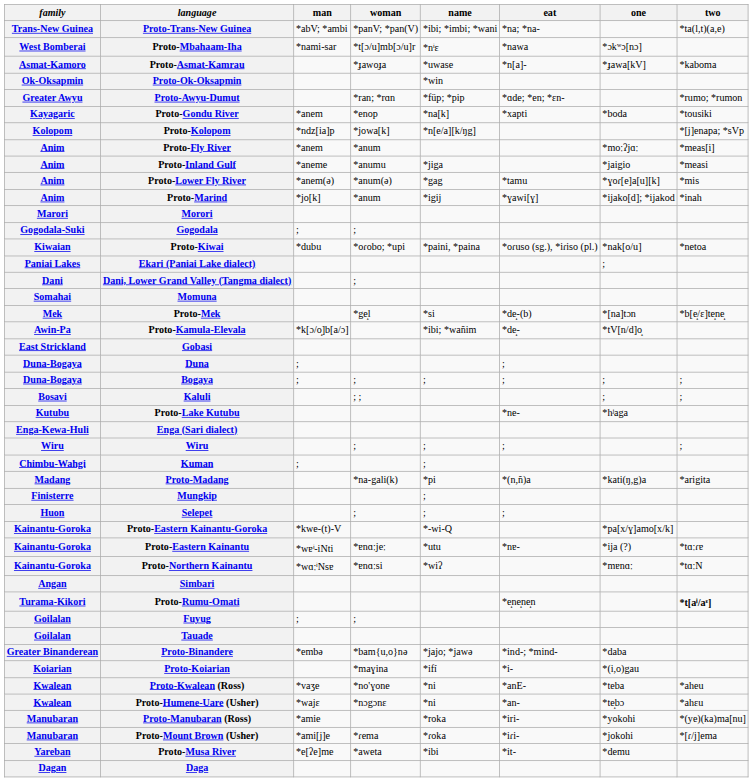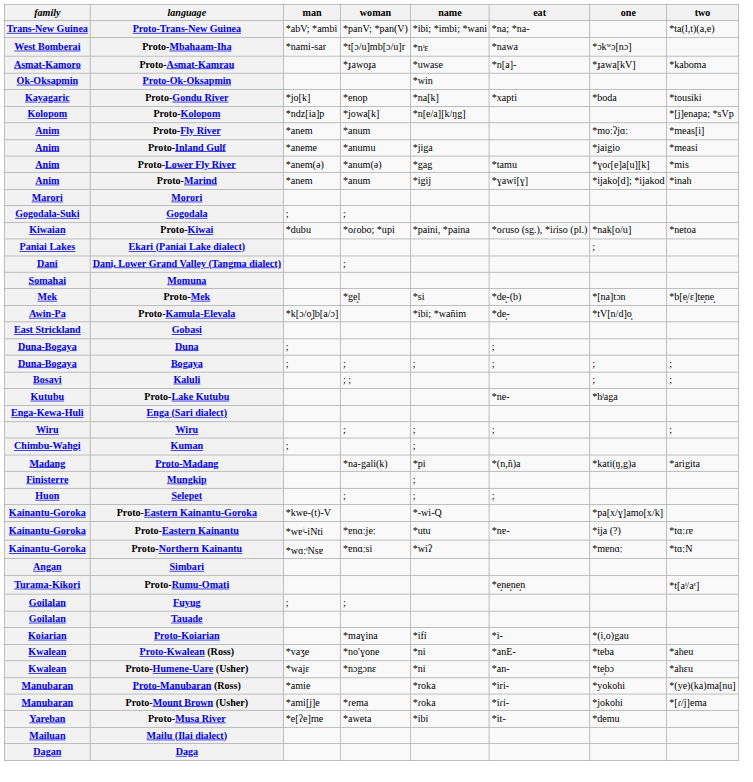- row: (197, 97)
(309, 114) *anem -> (298, 97) *jo[k]
(308, 197) *jo[k] -> (299, 180) *anem
(695, 602) bold -> (684, 585) normal
- row: (197, 652)
+ row: (187, 735)
